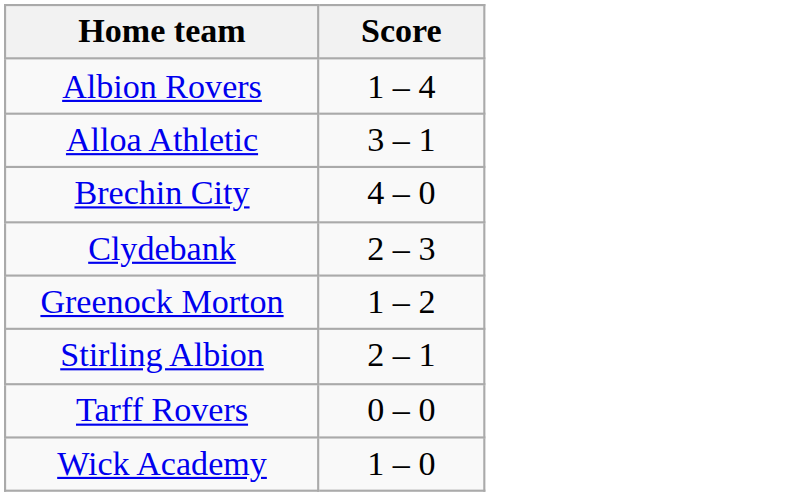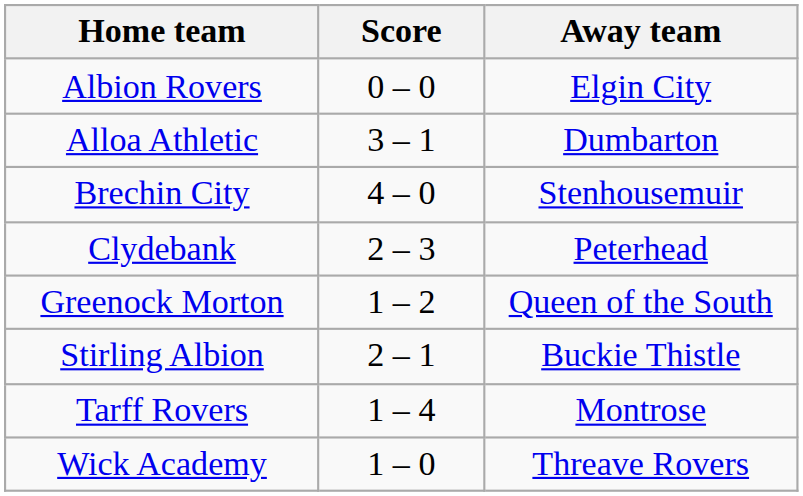+ column: (641, 31)
(401, 85) 1 – 4 -> (401, 85) 0 – 0
(401, 409) 0 – 0 -> (401, 409) 1 – 4
